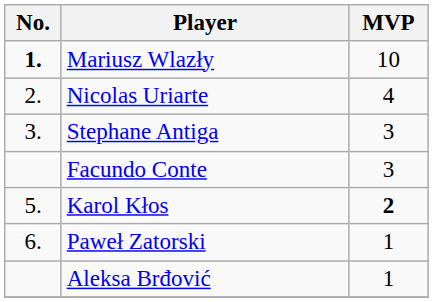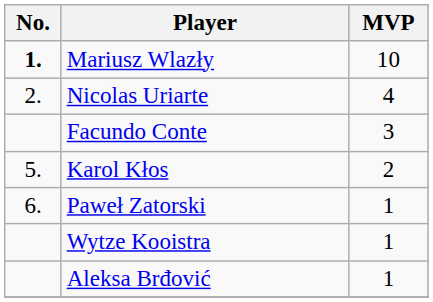- row: (143, 132)
(388, 205) bold -> (388, 168) normal
+ row: (139, 242)
